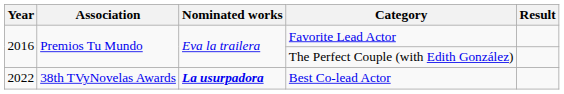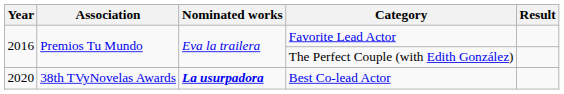(21, 78) 2022 -> (21, 78) 2020
